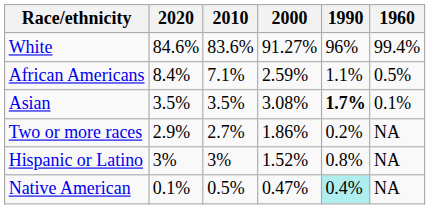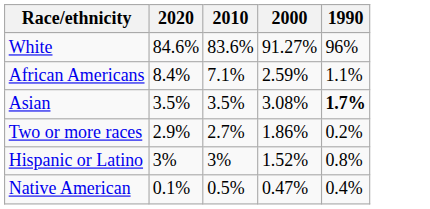- column: (397, 18)
(344, 189) paleturquoise background -> (344, 189) no background
